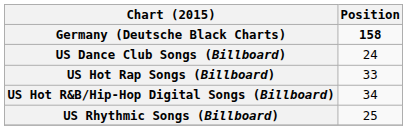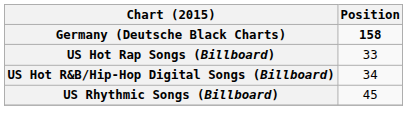- row: (171, 55)
(370, 115) 25 -> (370, 95) 45
